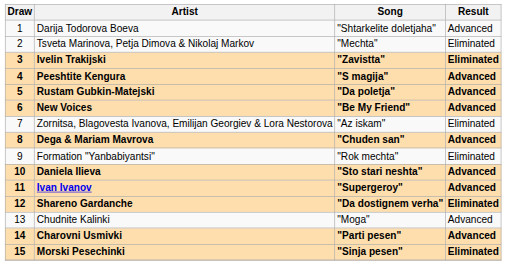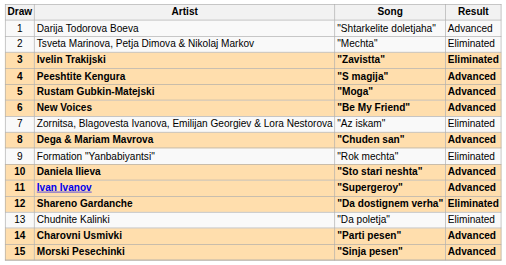(366, 92) "Da poletja" -> (355, 92) "Moga"
(353, 220) "Moga" -> (364, 220) "Da poletja"
(470, 220) Advanced -> (471, 220) Eliminated
(473, 252) Eliminated -> (472, 252) Advanced
